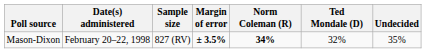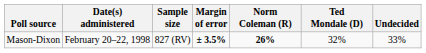(265, 40) 34% -> (265, 40) 26%
(397, 40) 35% -> (397, 40) 33%
